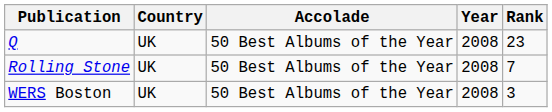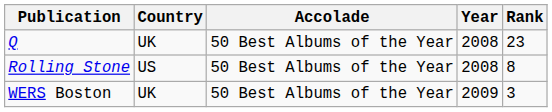(147, 68) UK -> (147, 68) US
(511, 68) 7 -> (511, 68) 8
(480, 94) 2008 -> (480, 94) 2009
